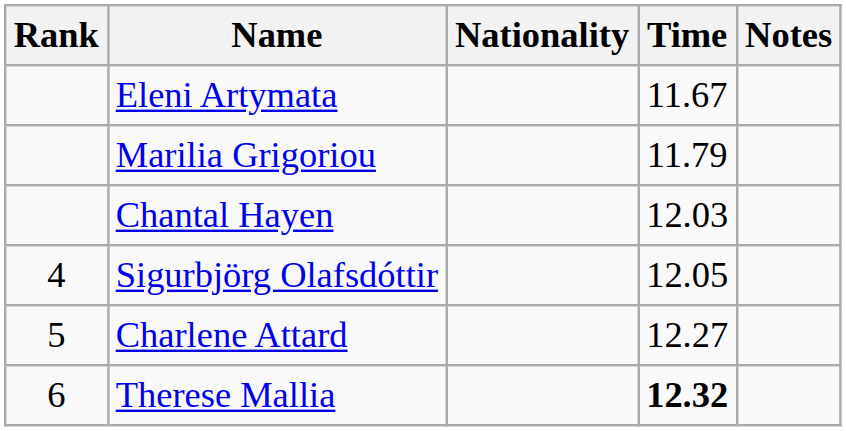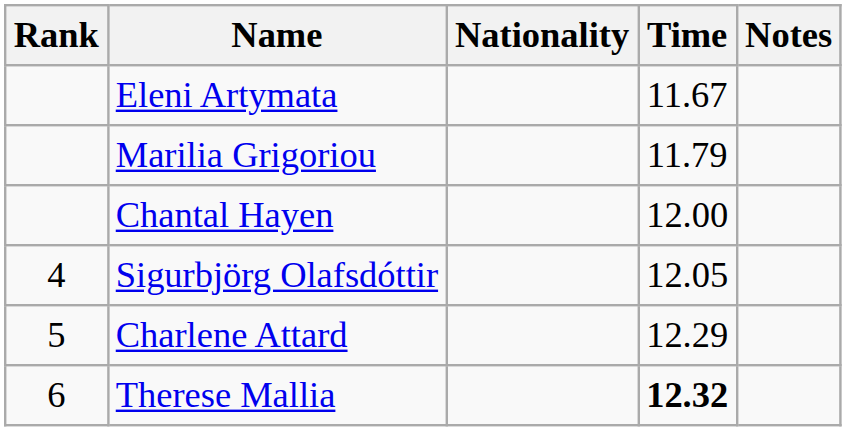(687, 215) 12.03 -> (687, 215) 12.00
(687, 335) 12.27 -> (687, 335) 12.29
